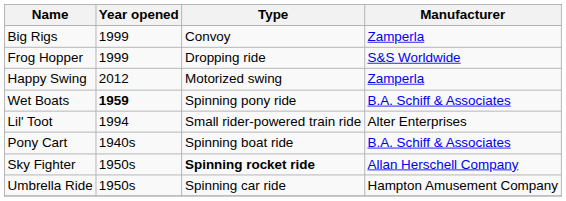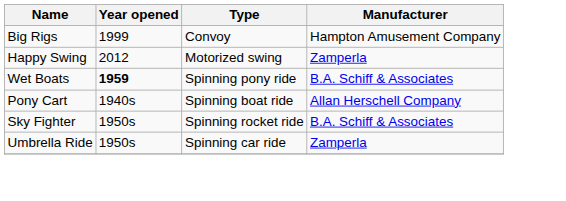(396, 36) Zamperla -> (405, 36) Hampton Amusement Company
- row: (45, 57)
- row: (30, 121)
(439, 143) B.A. Schiff & Associates -> (385, 100) Allan Herschell Company
(250, 164) bold -> (244, 121) normal
(443, 164) Allan Herschell Company -> (382, 121) B.A. Schiff & Associates
(463, 185) Hampton Amusement Company -> (338, 143) Zamperla
